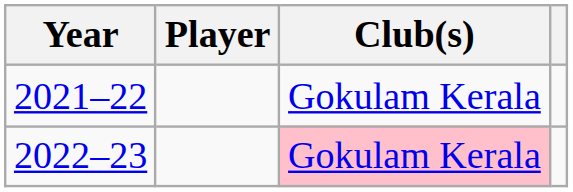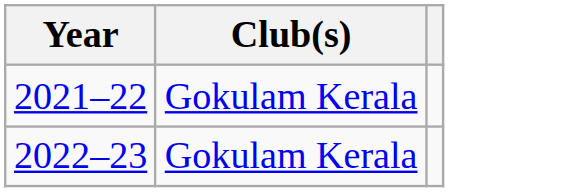- column: (218, 34)
(414, 155) pink background -> (291, 155) no background
